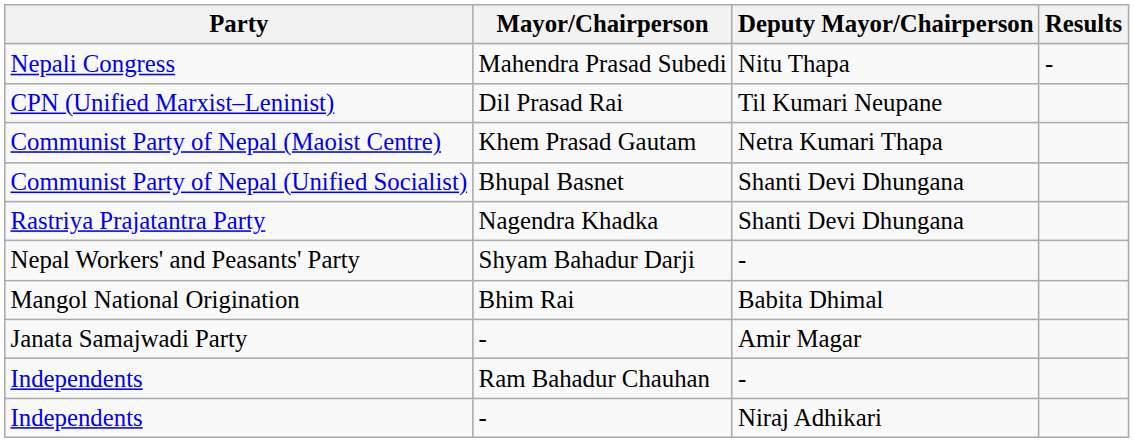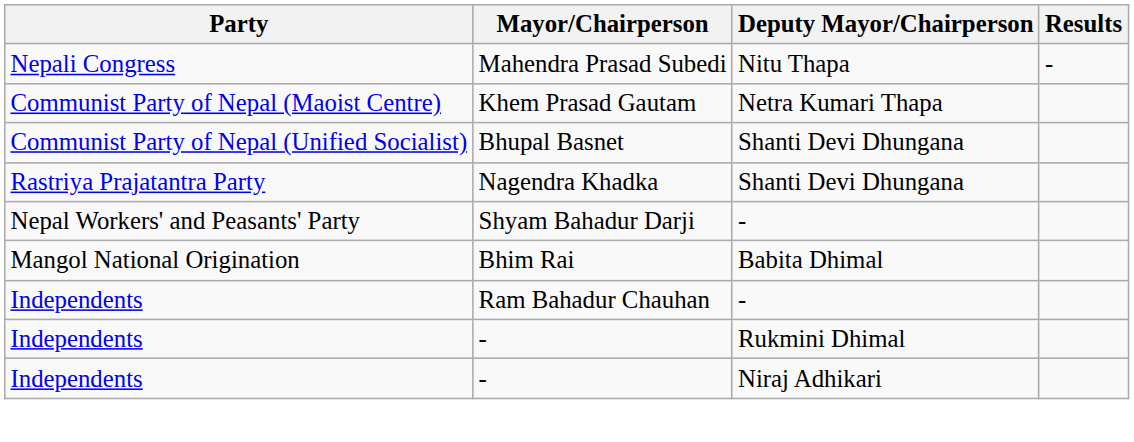- row: (172, 102)
- row: (129, 338)
+ row: (77, 338)
